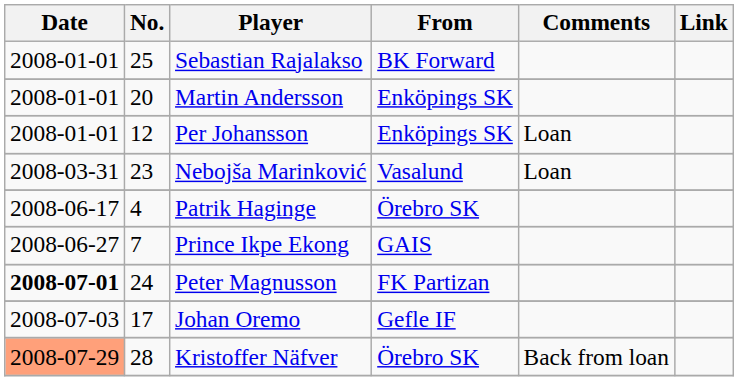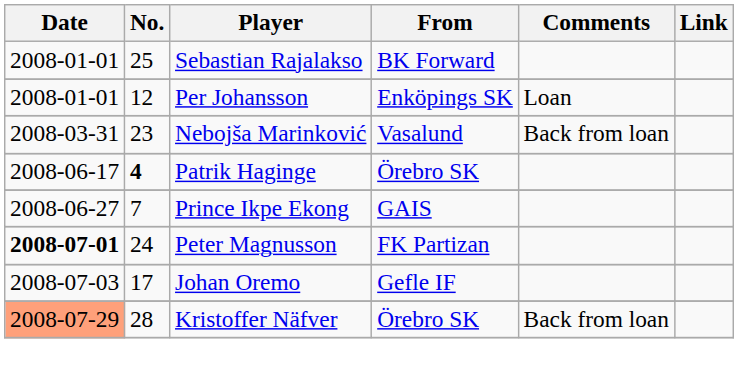- row: (259, 97)
(548, 171) Loan -> (596, 134) Back from loan
(136, 208) normal -> (136, 171) bold
